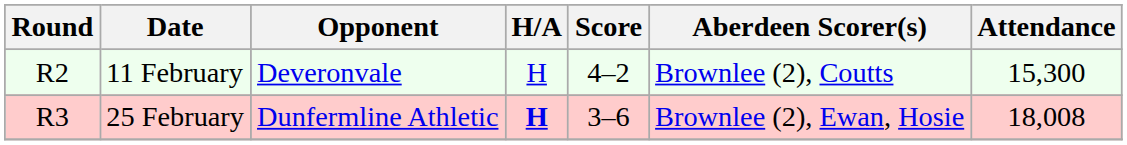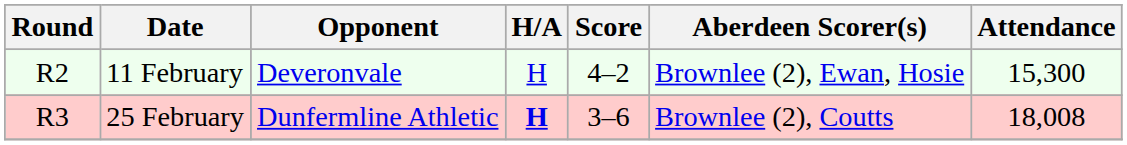(774, 71) Brownlee (2), Coutts -> (810, 71) Brownlee (2), Ewan, Hosie
(810, 116) Brownlee (2), Ewan, Hosie -> (774, 116) Brownlee (2), Coutts
